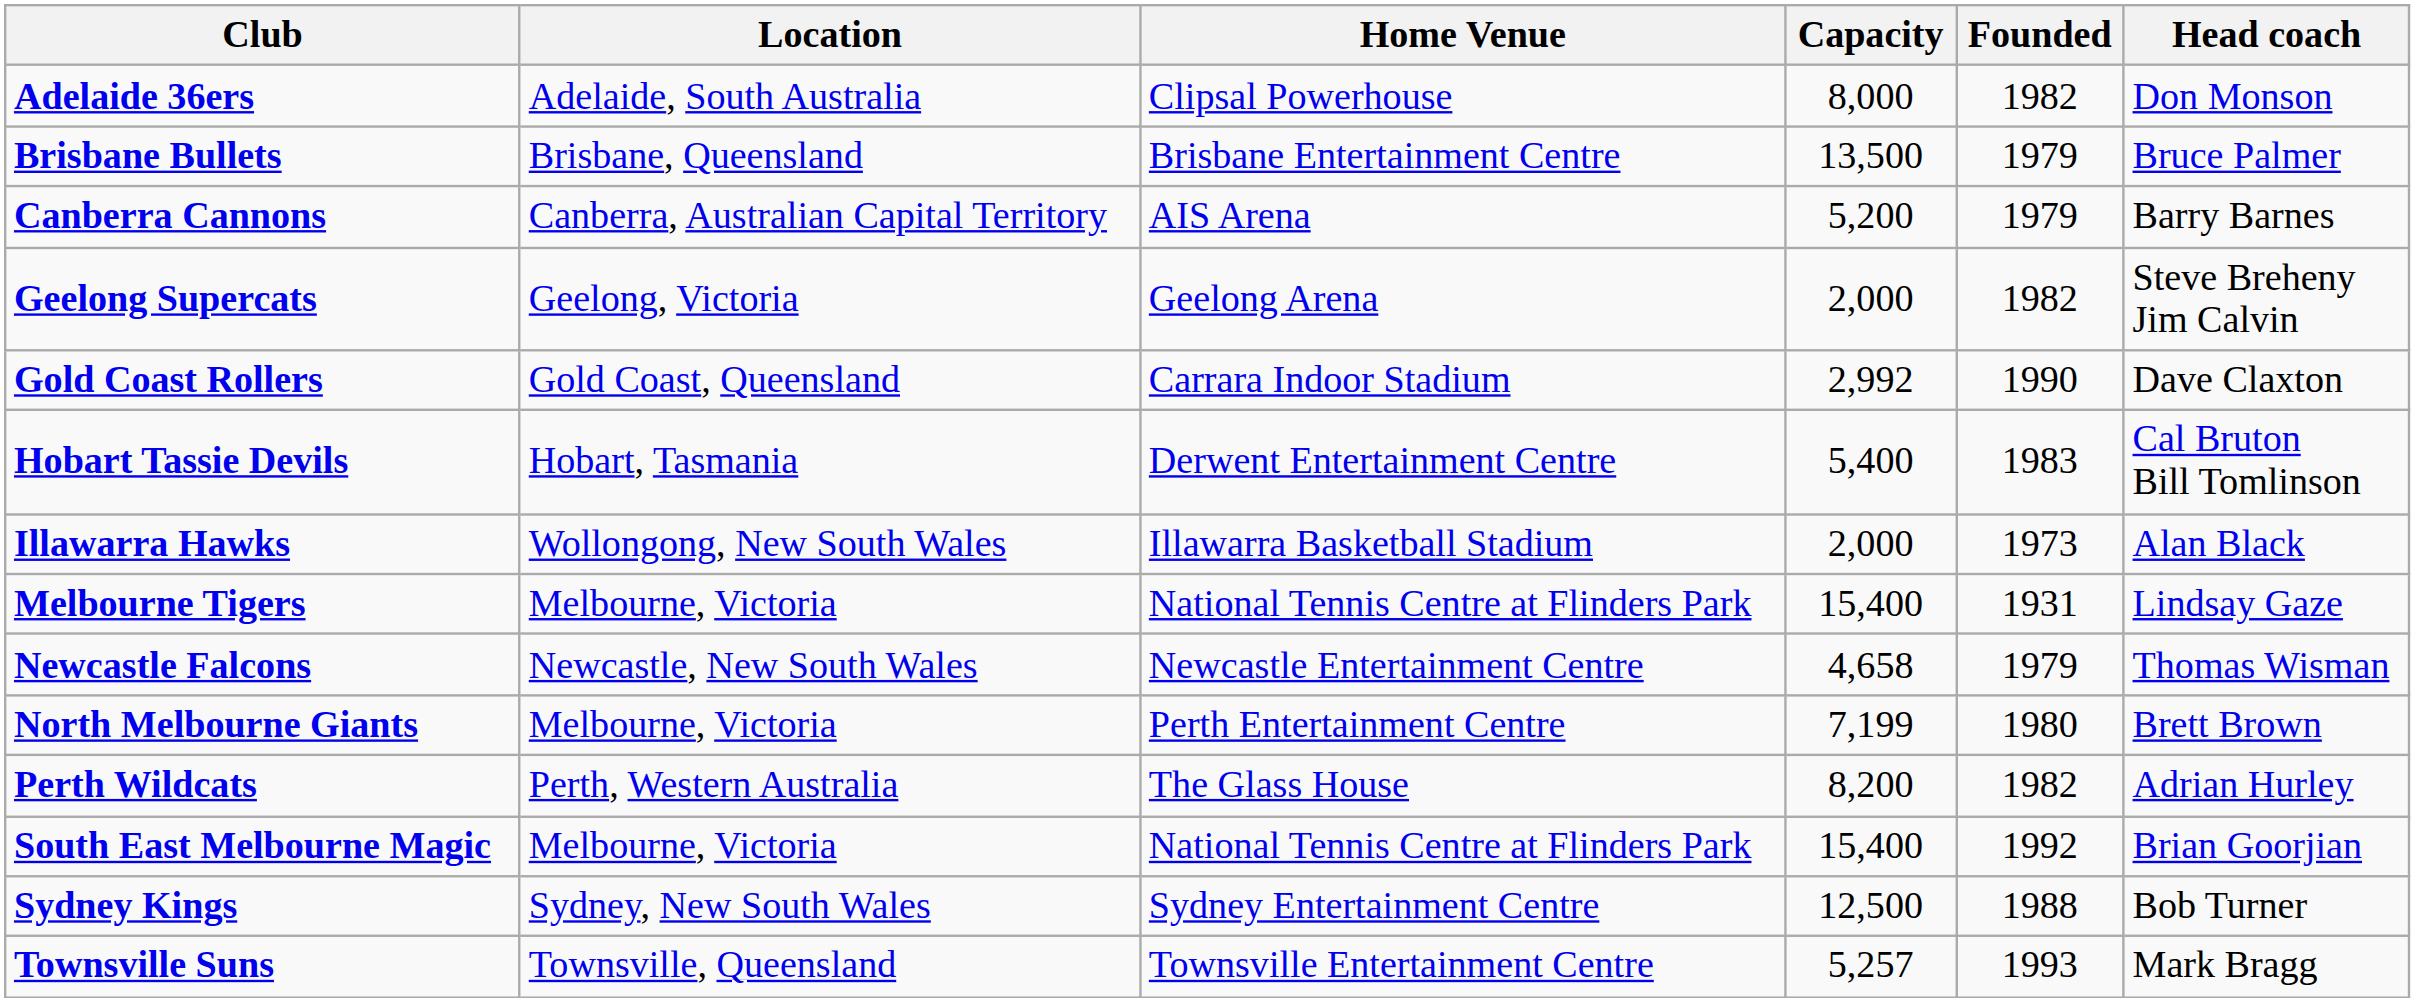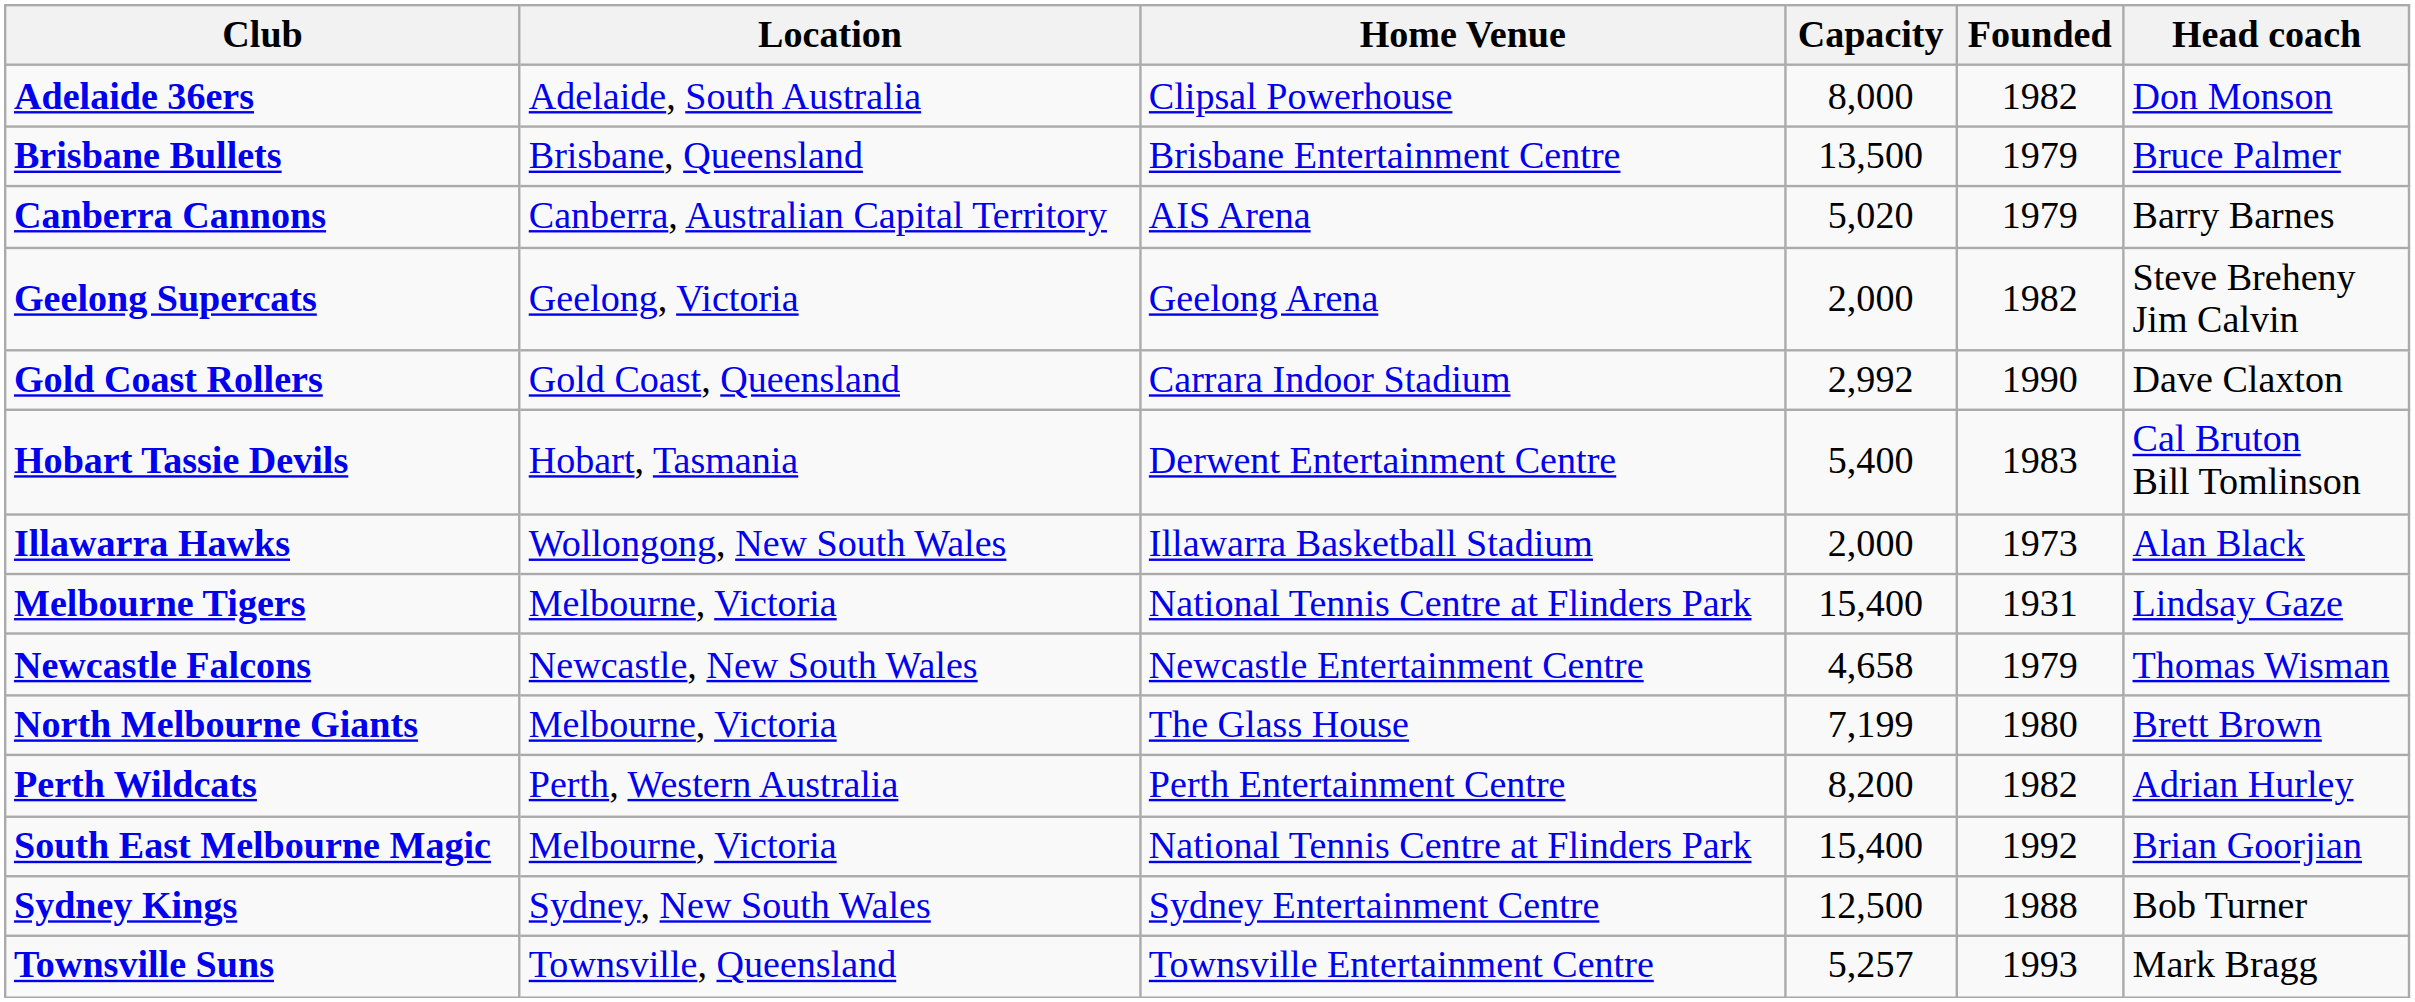(1871, 215) 5,200 -> (1871, 215) 5,020
(1357, 724) Perth Entertainment Centre -> (1279, 724) The Glass House
(1279, 784) The Glass House -> (1357, 784) Perth Entertainment Centre
